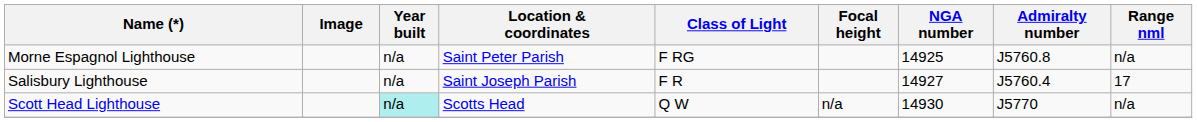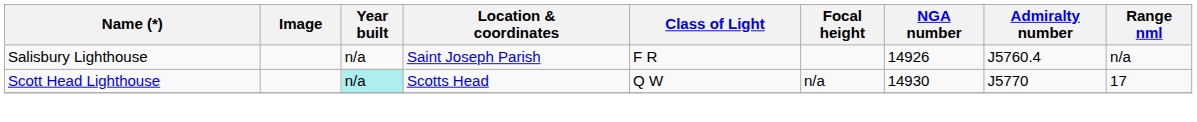- row: (102, 57)
(923, 81) 14927 -> (909, 57) 14926
(1122, 81) 17 -> (1120, 57) n/a
(1124, 104) n/a -> (1118, 81) 17
